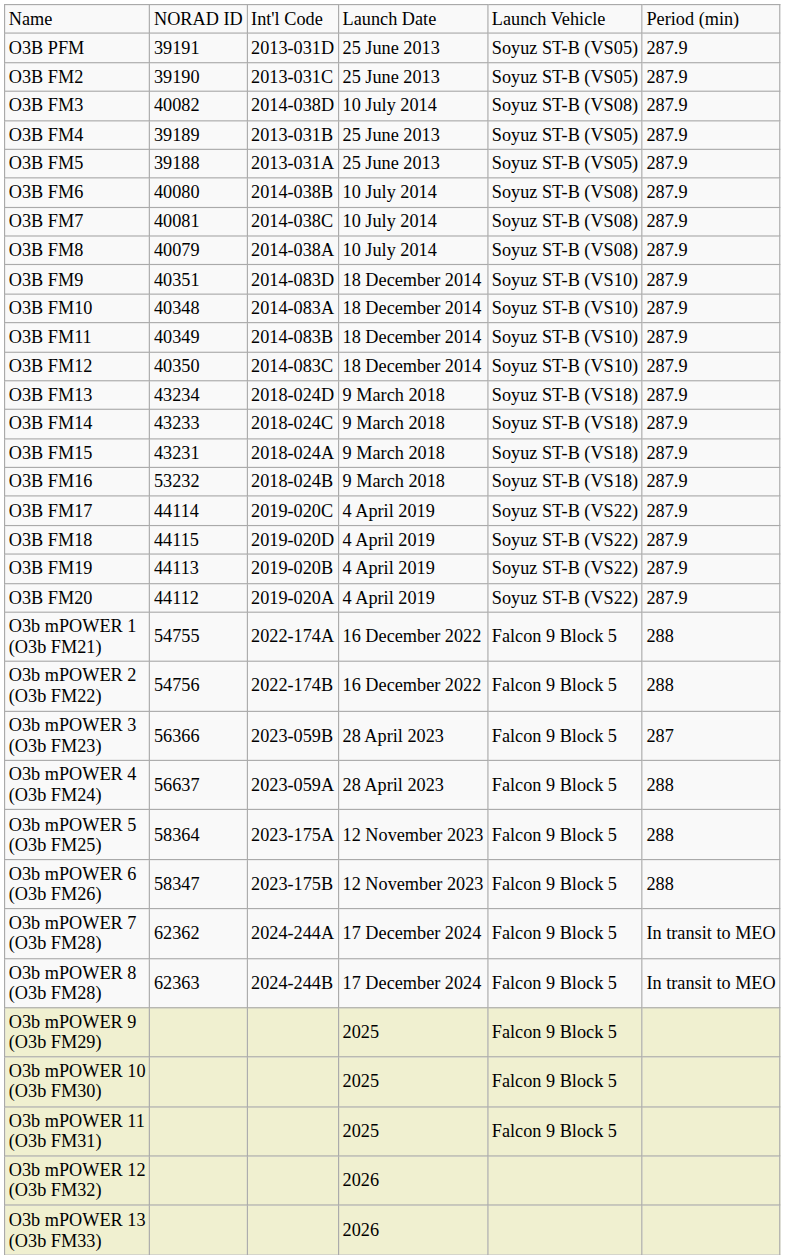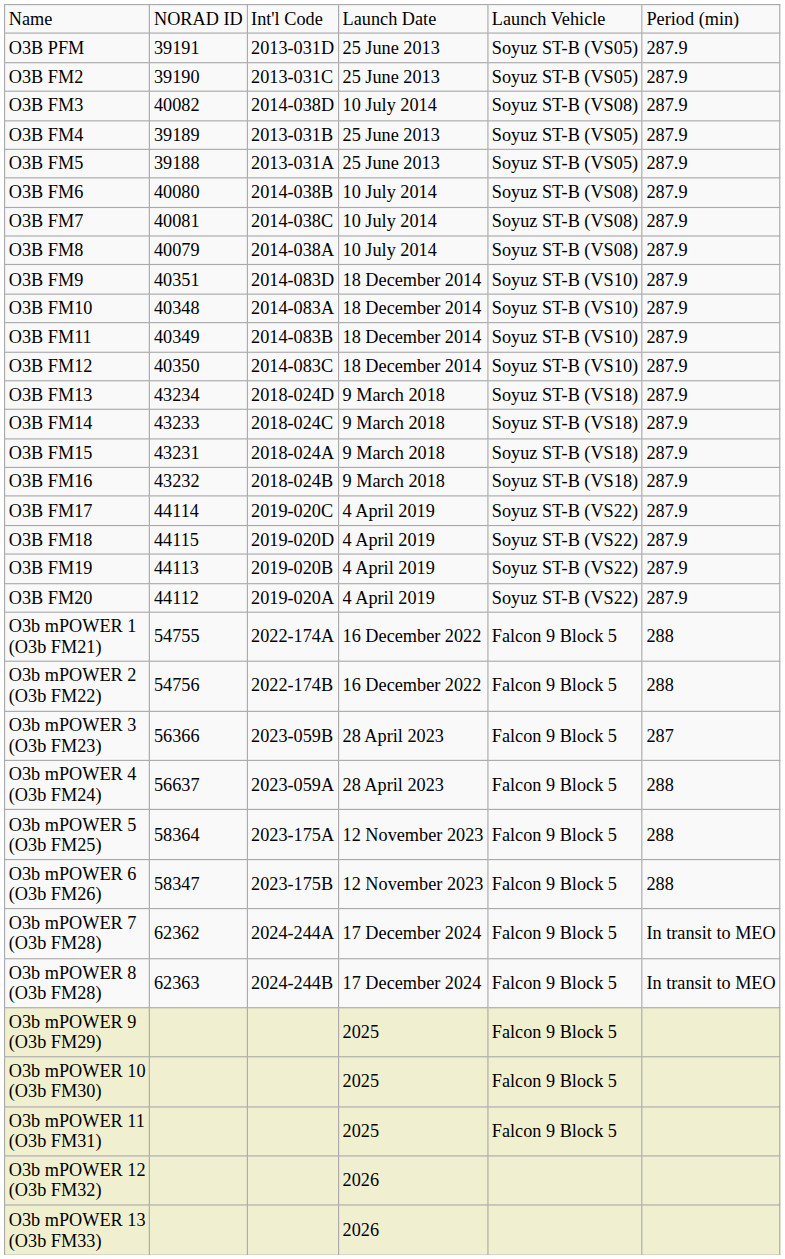(177, 481) 53232 -> (177, 481) 43232
